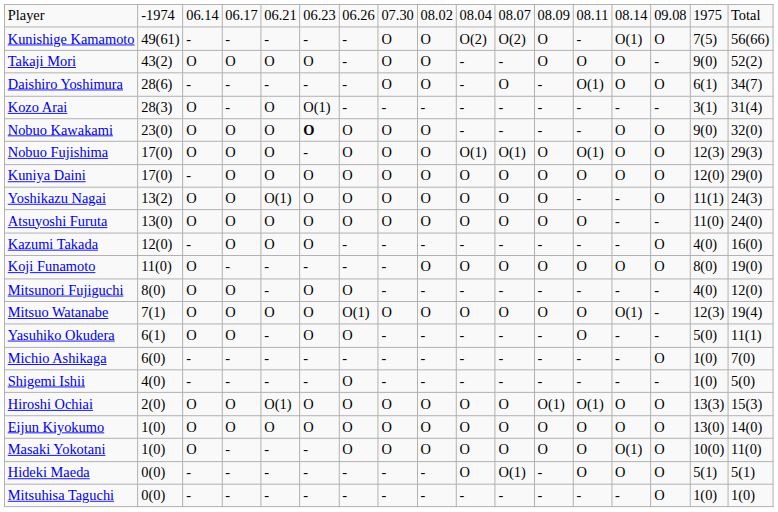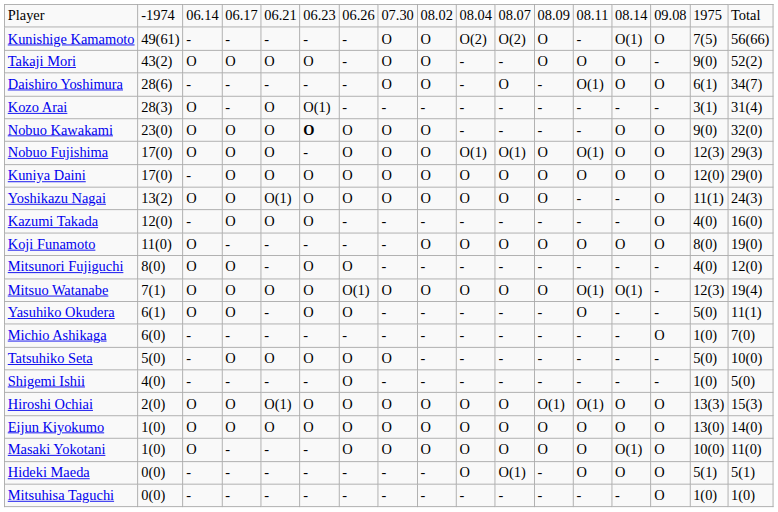- row: (58, 221)
(582, 312) O -> (590, 289) O(1)
+ row: (50, 358)
